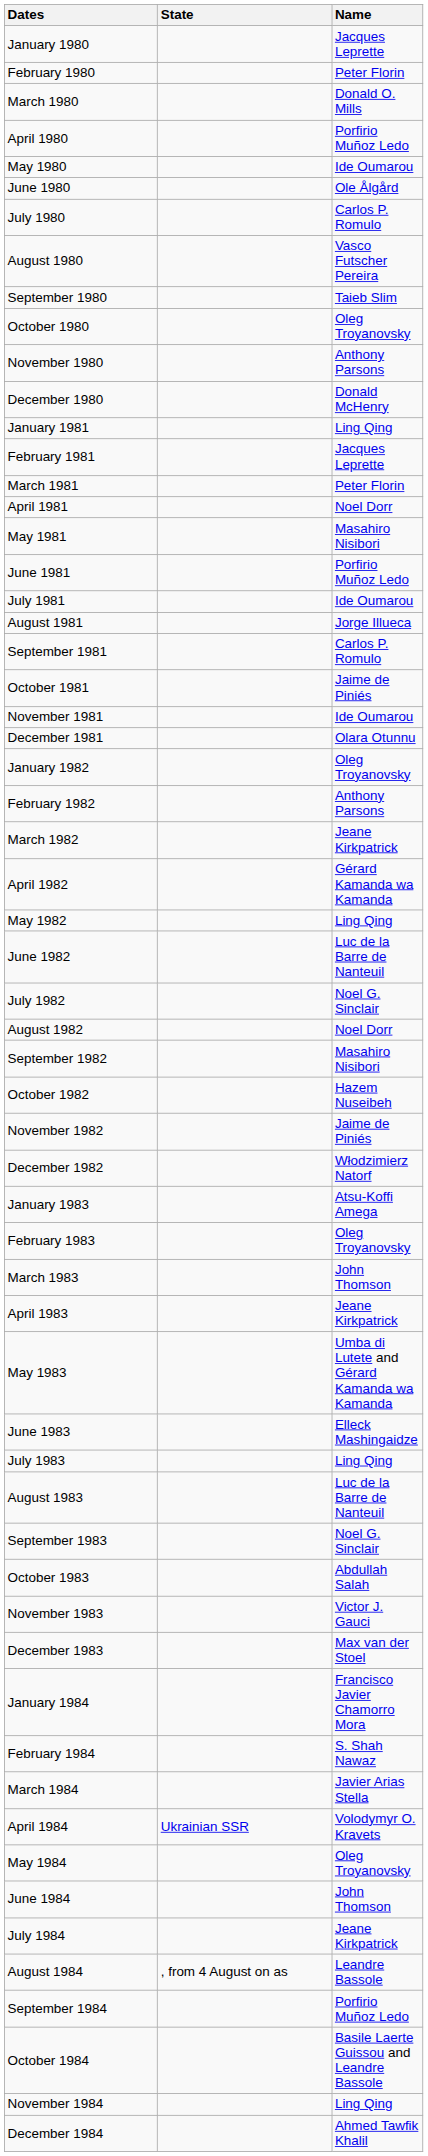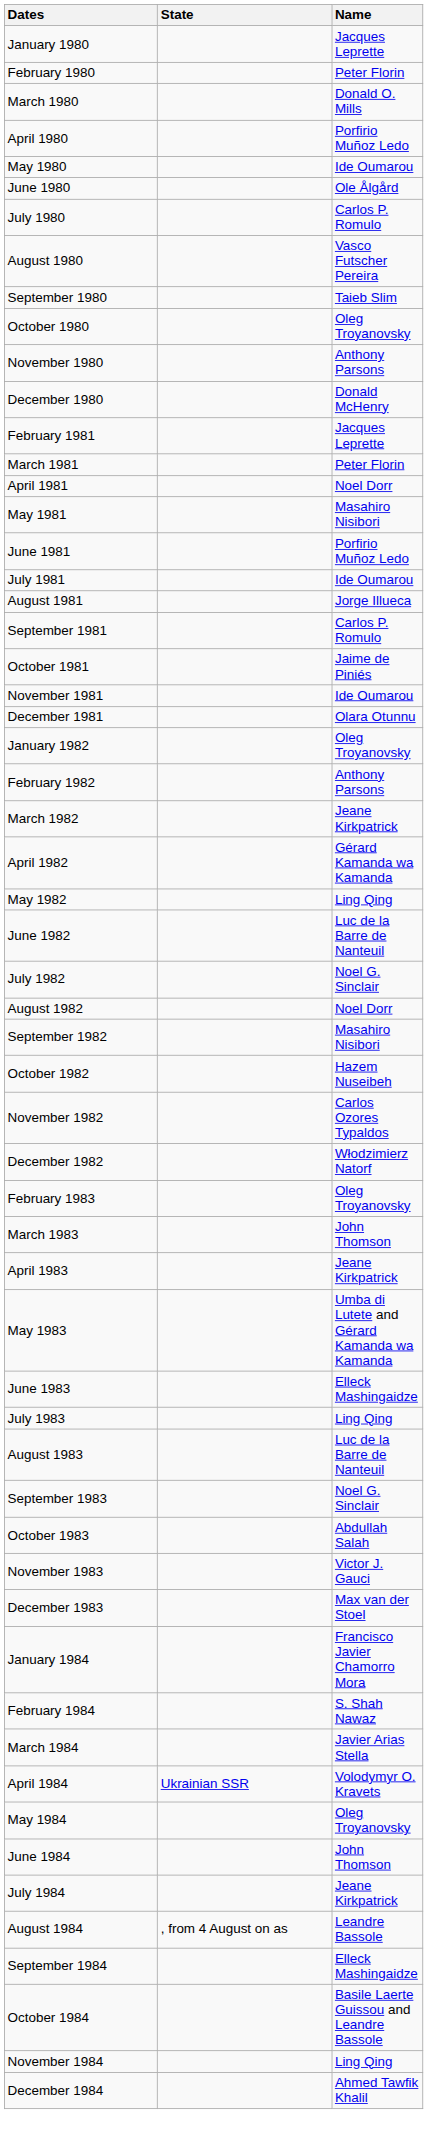- row: (48, 428)
(362, 1131) Jaime de Piniés -> (362, 1117) Carlos Ozores Typaldos
- row: (48, 1204)
(372, 2008) Porfirio Muñoz Ledo -> (376, 1966) Elleck Mashingaidze
